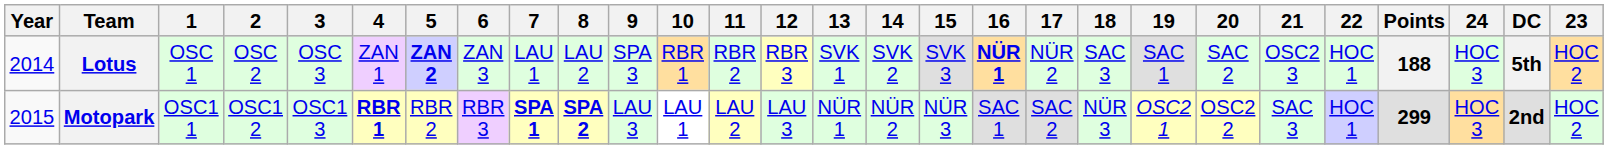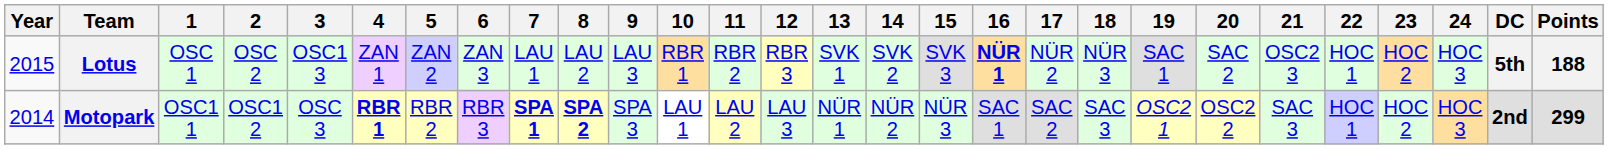columns swapped: (1576, 20) <-> (1414, 20)
(32, 63) 2014 -> (32, 63) 2015
(320, 63) OSC 3 -> (320, 63) OSC1 3
(431, 63) bold -> (431, 63) normal
(632, 63) SPA 3 -> (632, 63) LAU 3
(1105, 63) SAC 3 -> (1105, 63) NÜR 3
(32, 117) 2015 -> (32, 117) 2014
(320, 117) OSC1 3 -> (320, 117) OSC 3
(632, 117) LAU 3 -> (632, 117) SPA 3
(1105, 117) NÜR 3 -> (1105, 117) SAC 3
